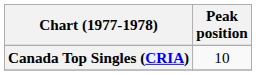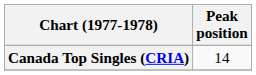(222, 57) 10 -> (222, 57) 14
